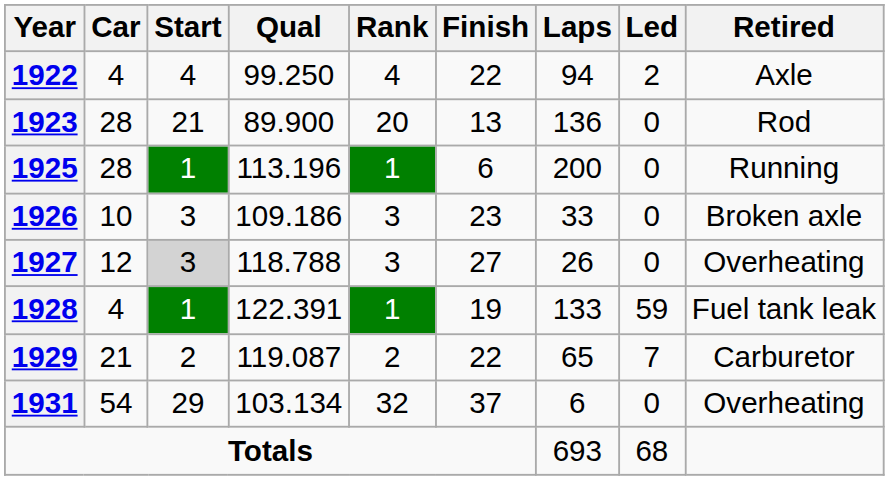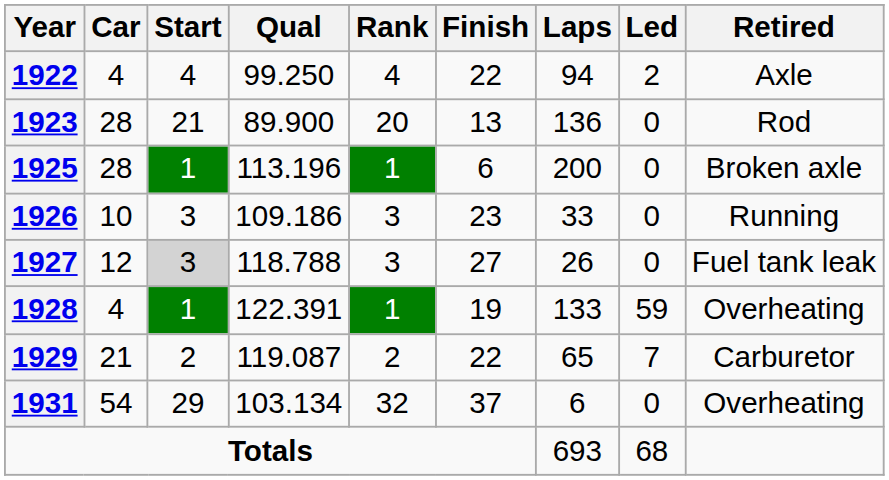(784, 168) Running -> (784, 168) Broken axle
(784, 215) Broken axle -> (784, 215) Running
(784, 262) Overheating -> (784, 262) Fuel tank leak
(784, 309) Fuel tank leak -> (784, 309) Overheating
